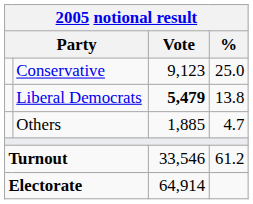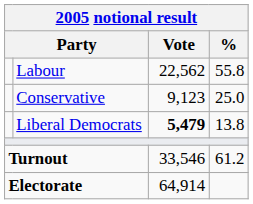+ row: (41, 71)
- row: (39, 124)
